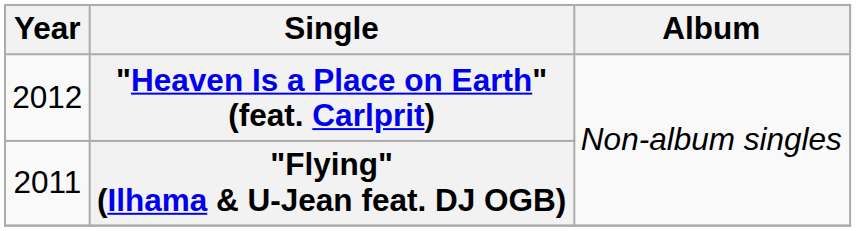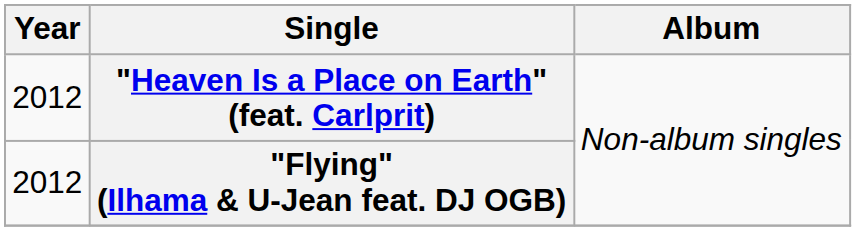(47, 182) 2011 -> (47, 182) 2012
